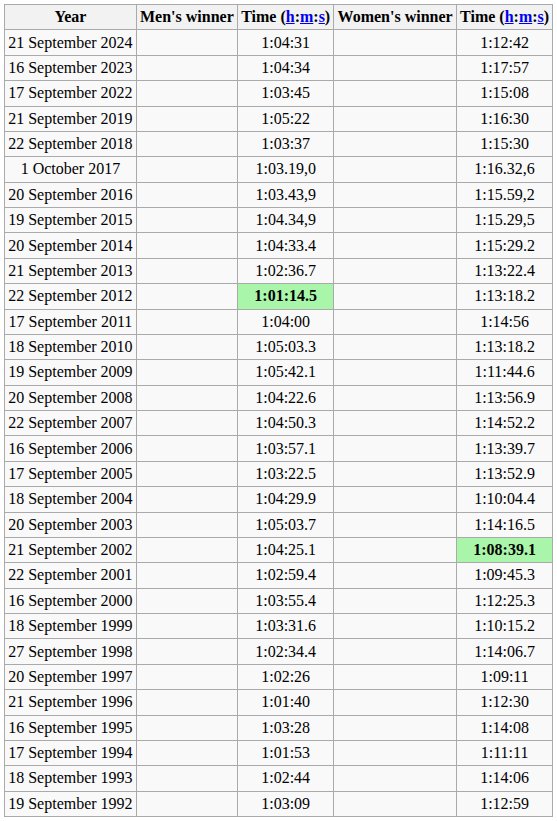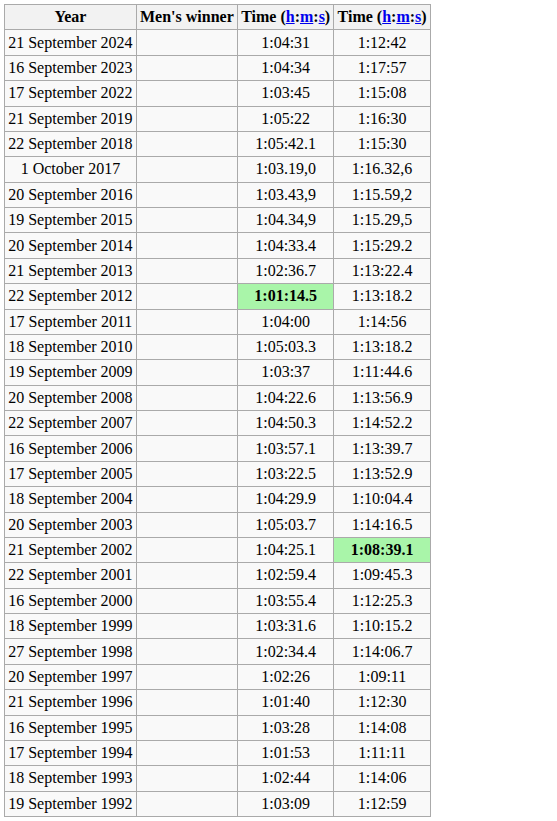- column: (395, 17)
(286, 144) 1:03:37 -> (286, 144) 1:05:42.1
(286, 372) 1:05:42.1 -> (286, 372) 1:03:37
